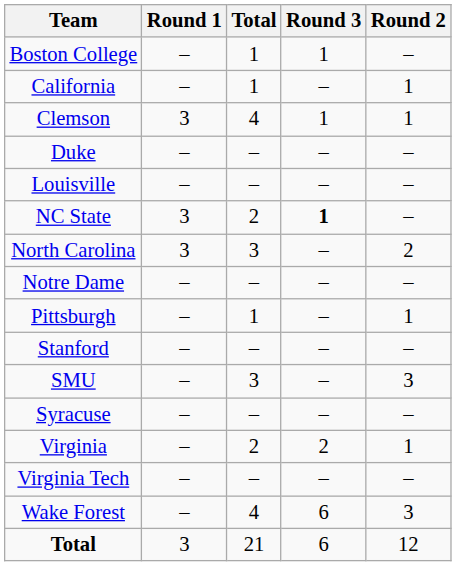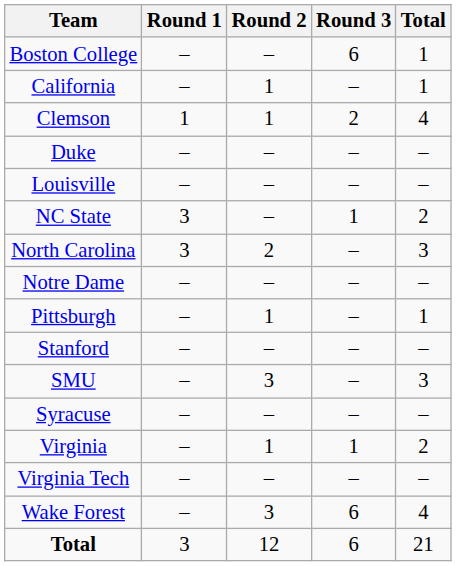columns swapped: (408, 20) <-> (254, 20)
(324, 53) 1 -> (354, 53) 6
(184, 119) 3 -> (184, 119) 1
(324, 119) 1 -> (354, 119) 2
(324, 217) bold -> (354, 217) normal
(324, 446) 2 -> (354, 446) 1
